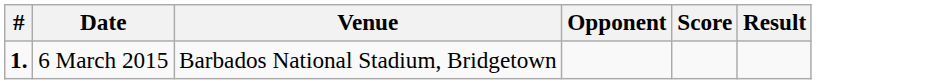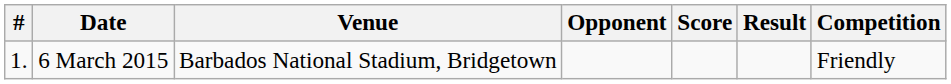+ column: (879, 22)
(19, 59) bold -> (19, 59) normal
